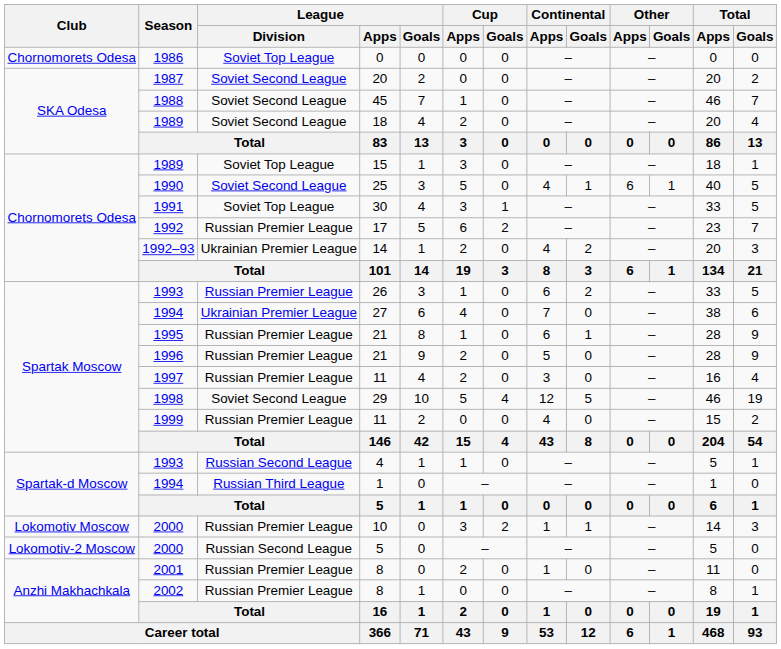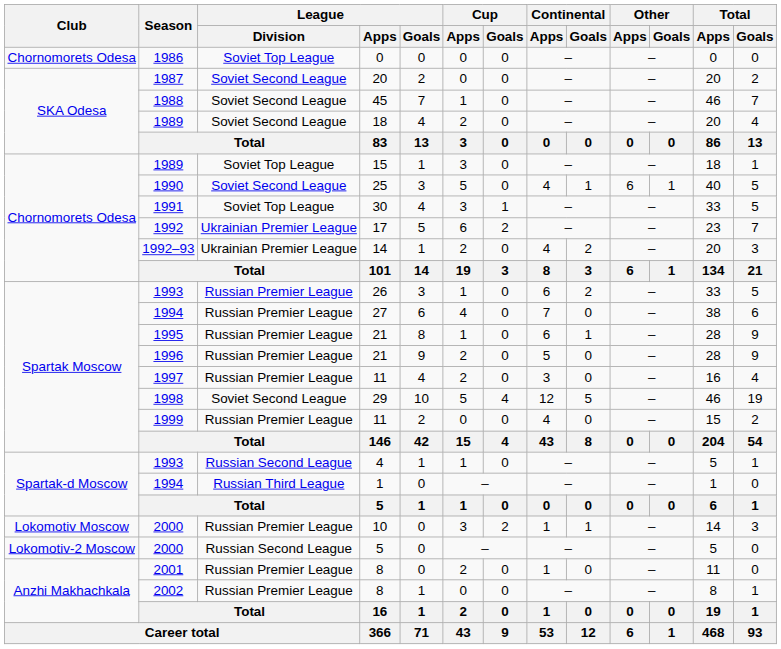(279, 228) Russian Premier League -> (279, 228) Ukrainian Premier League
(279, 313) Ukrainian Premier League -> (279, 313) Russian Premier League
